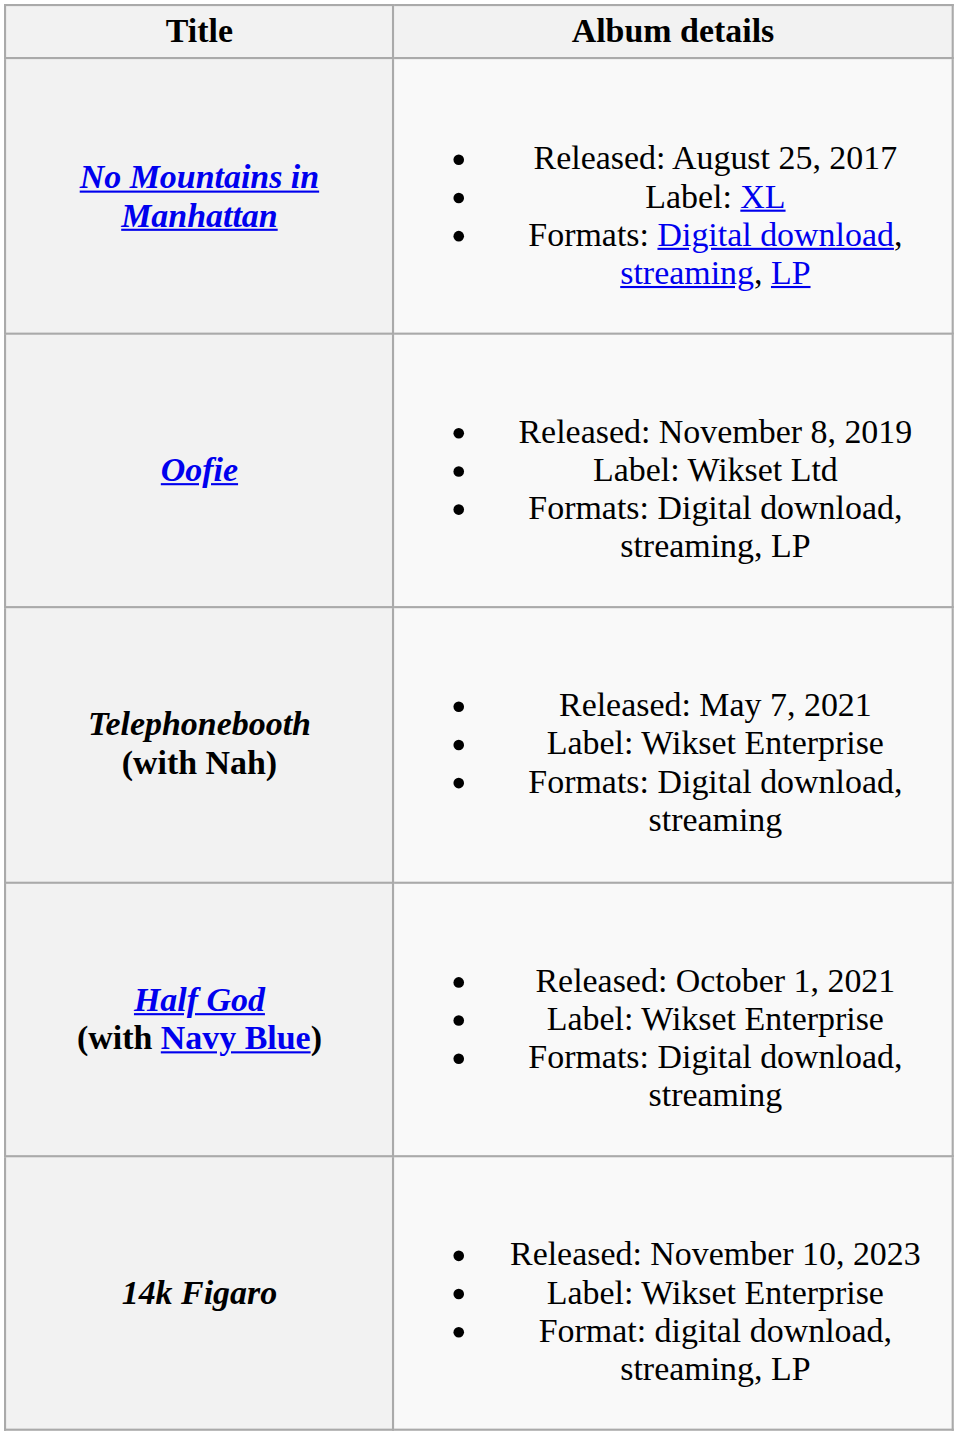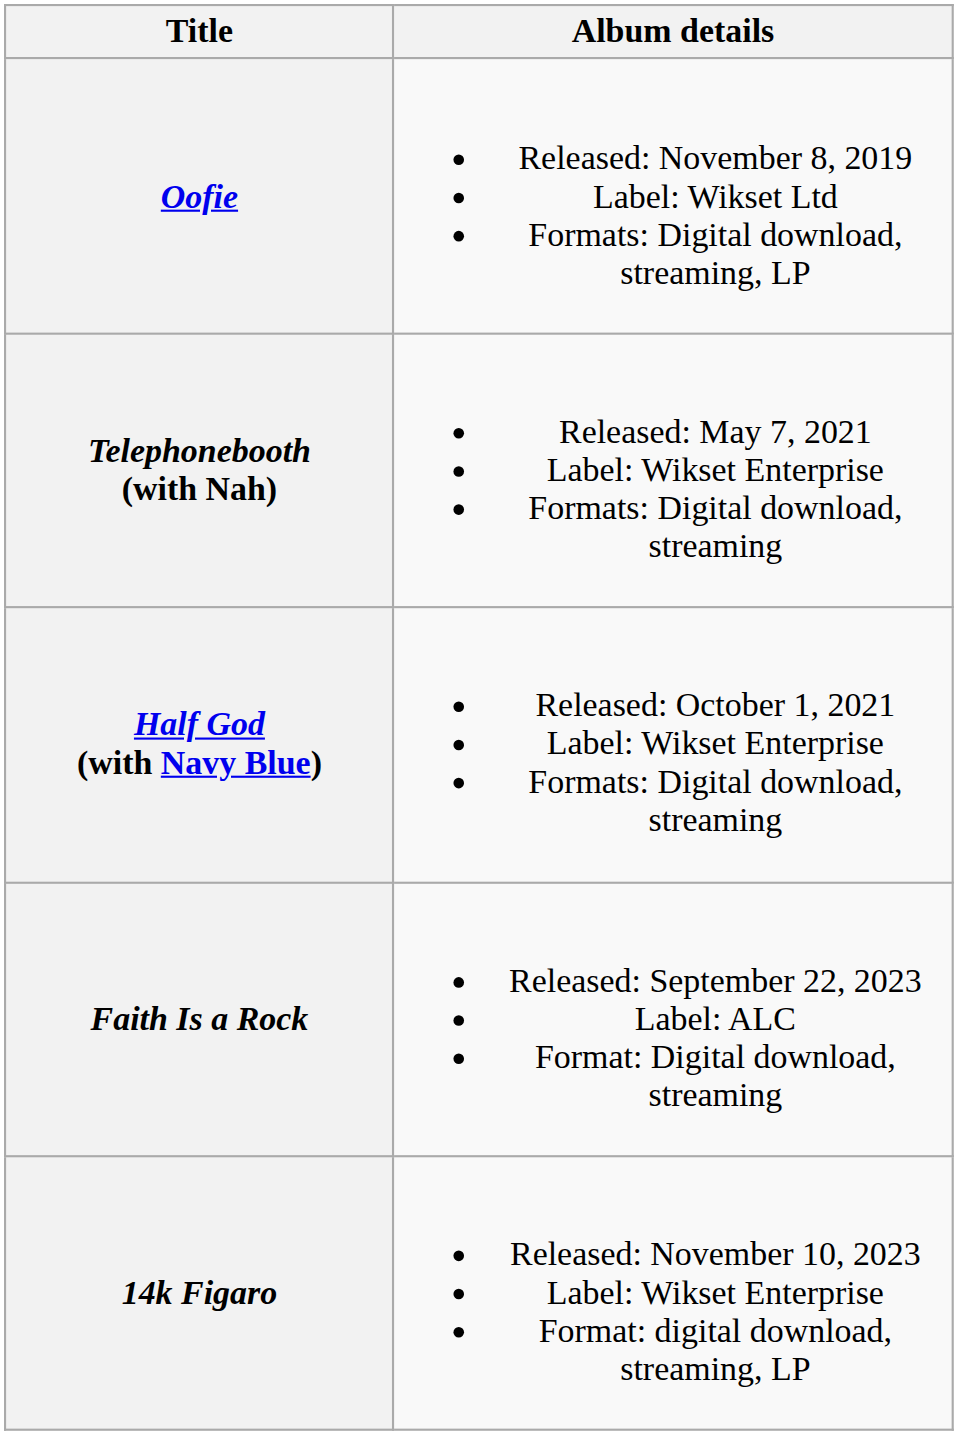- row: (199, 195)
+ row: (199, 1018)
